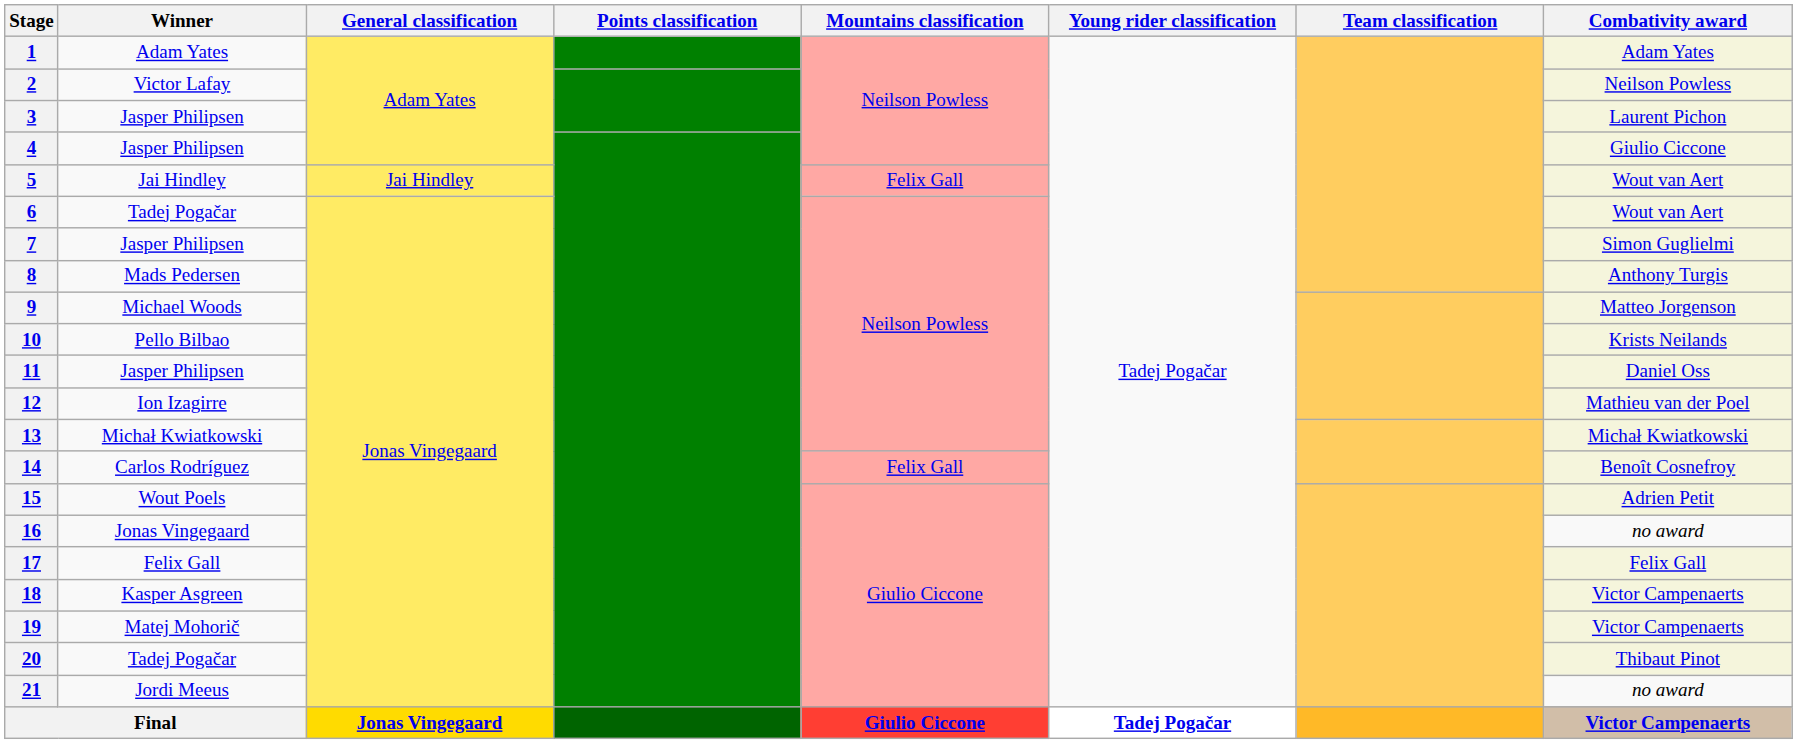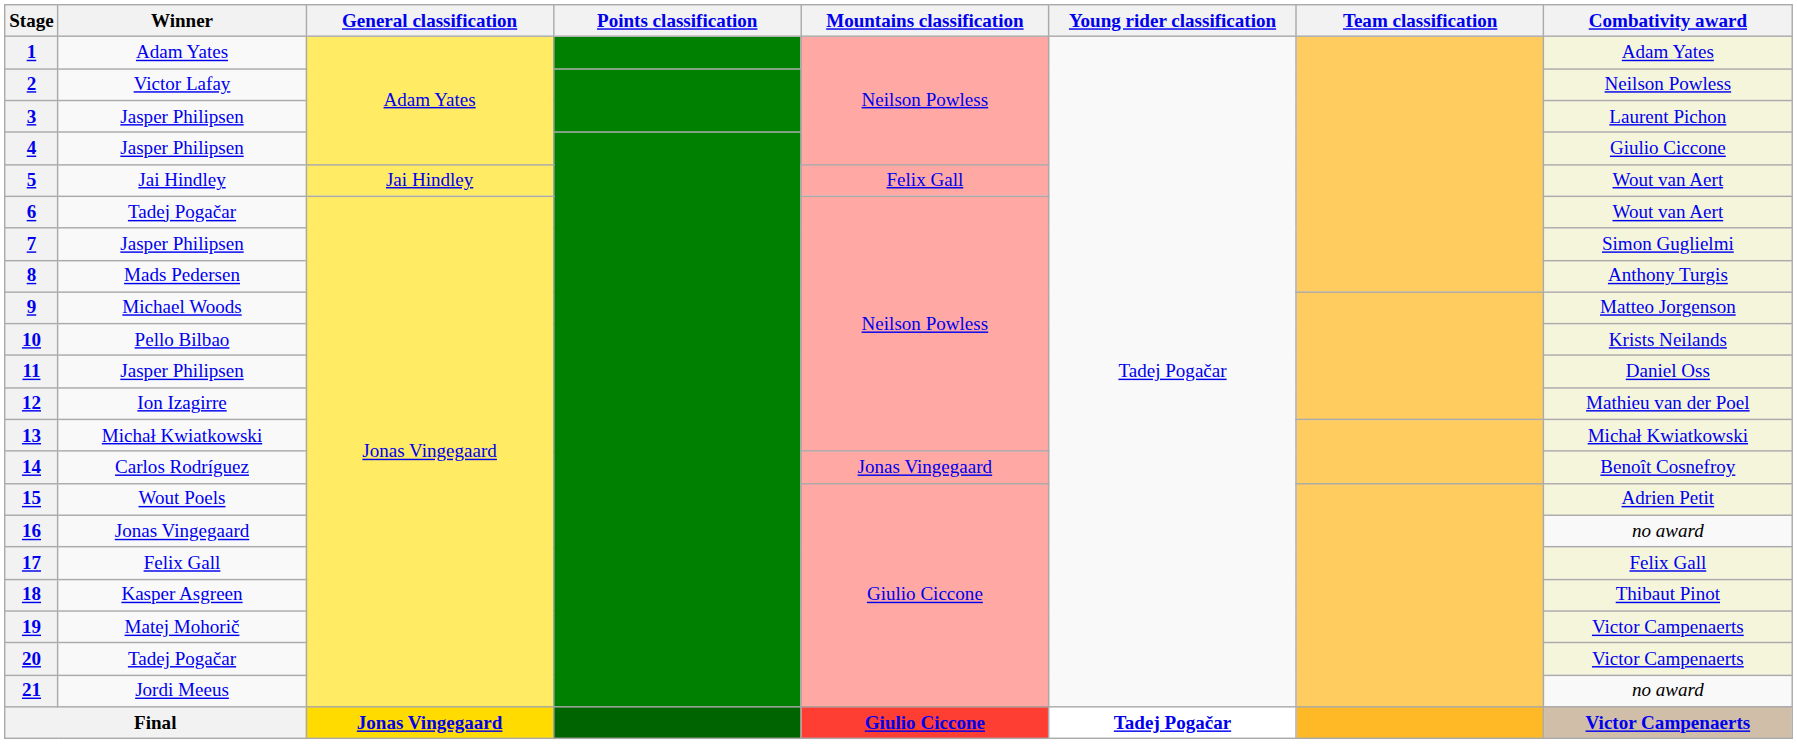(925, 467) Felix Gall -> (925, 467) Jonas Vingegaard
(1668, 595) Victor Campenaerts -> (1668, 595) Thibaut Pinot
(1668, 658) Thibaut Pinot -> (1668, 658) Victor Campenaerts
